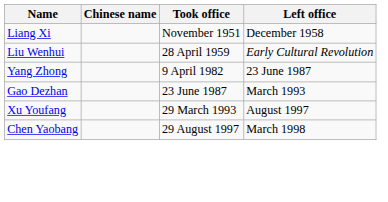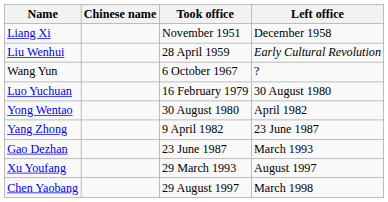+ row: (32, 71)
+ row: (40, 91)
+ row: (40, 110)
